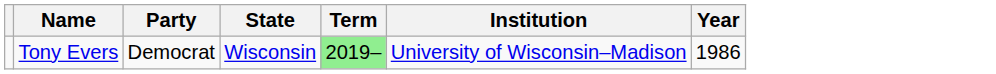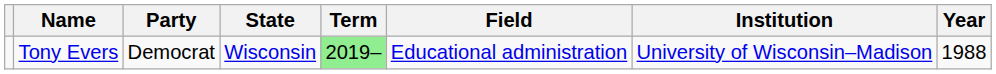+ column: (509, 20)
(718, 52) 1986 -> (964, 52) 1988
